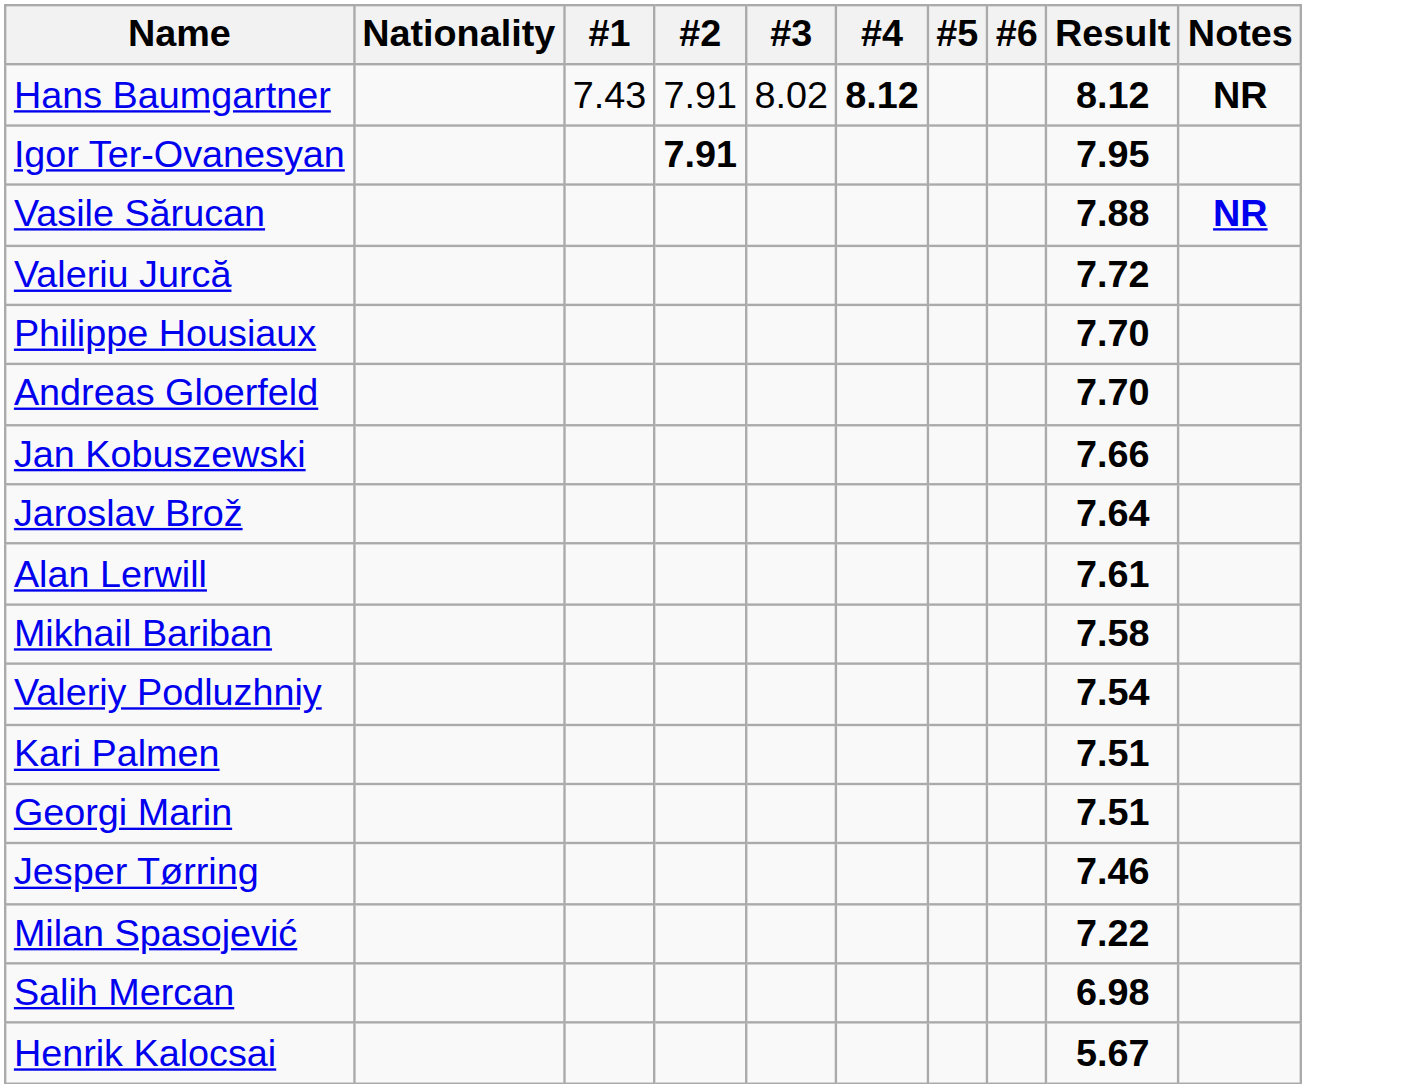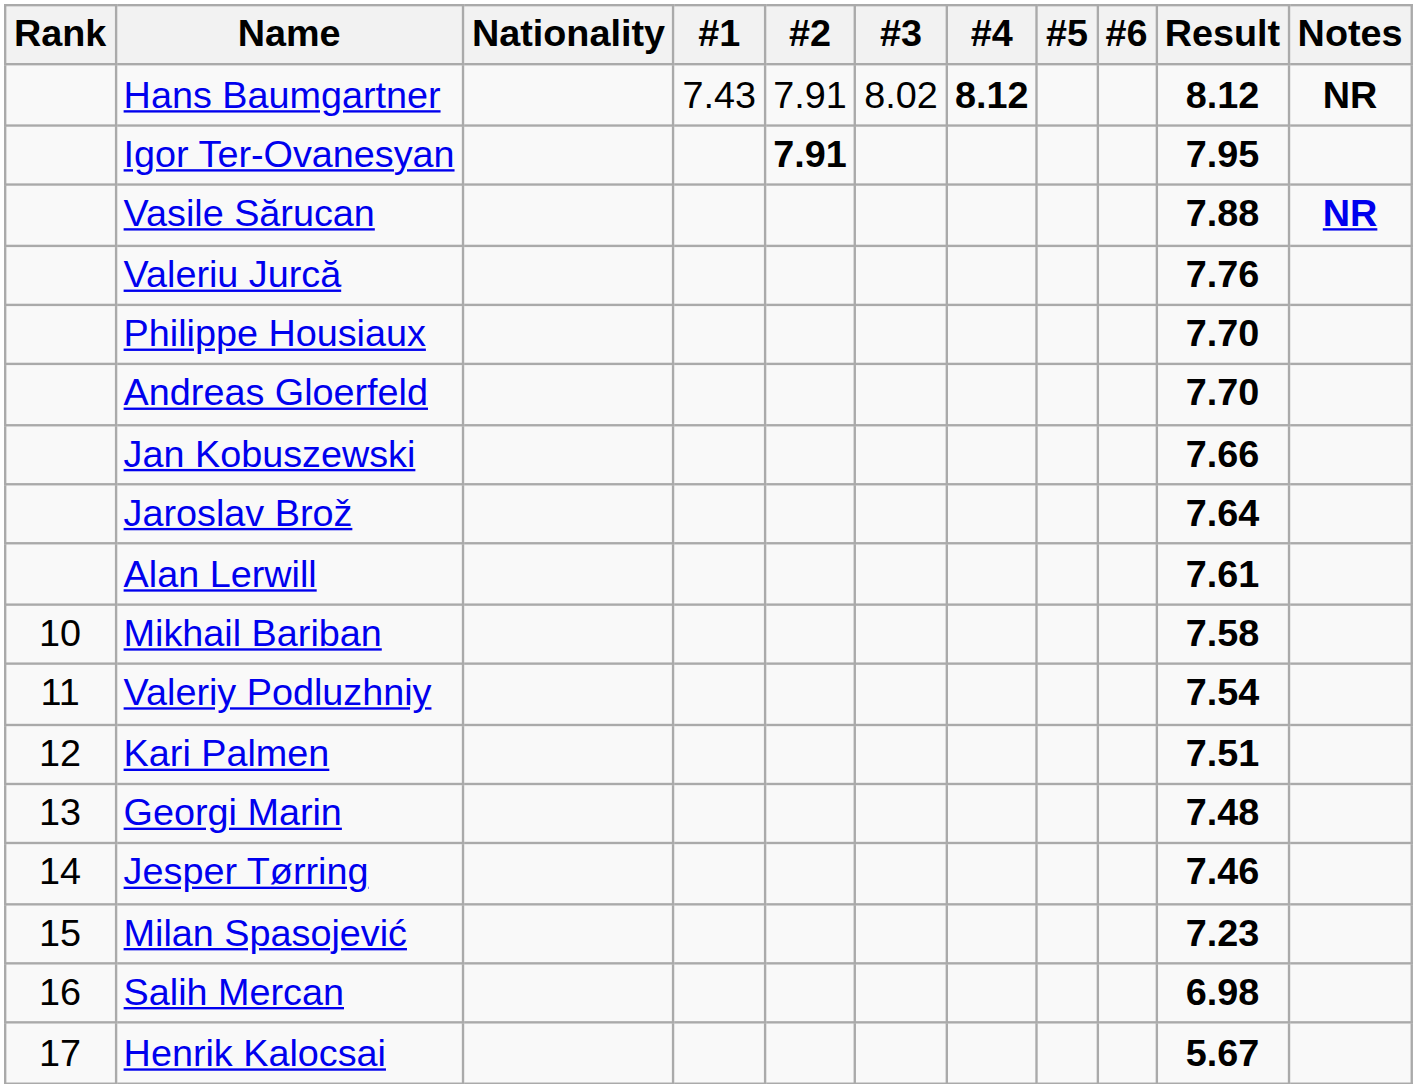+ column: (60, 34)
(1113, 273) 7.72 -> (1222, 273) 7.76
(1113, 812) 7.51 -> (1222, 812) 7.48
(1113, 932) 7.22 -> (1222, 932) 7.23
